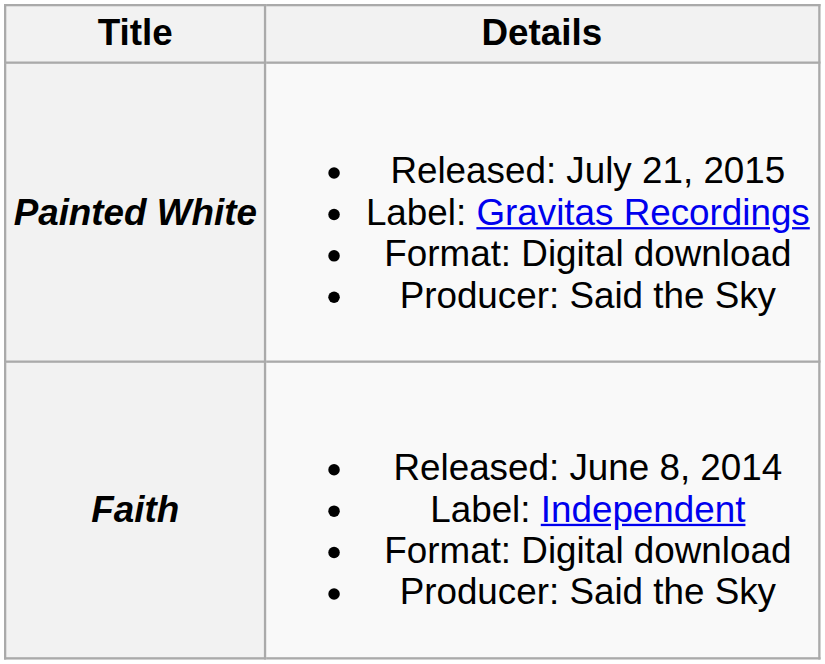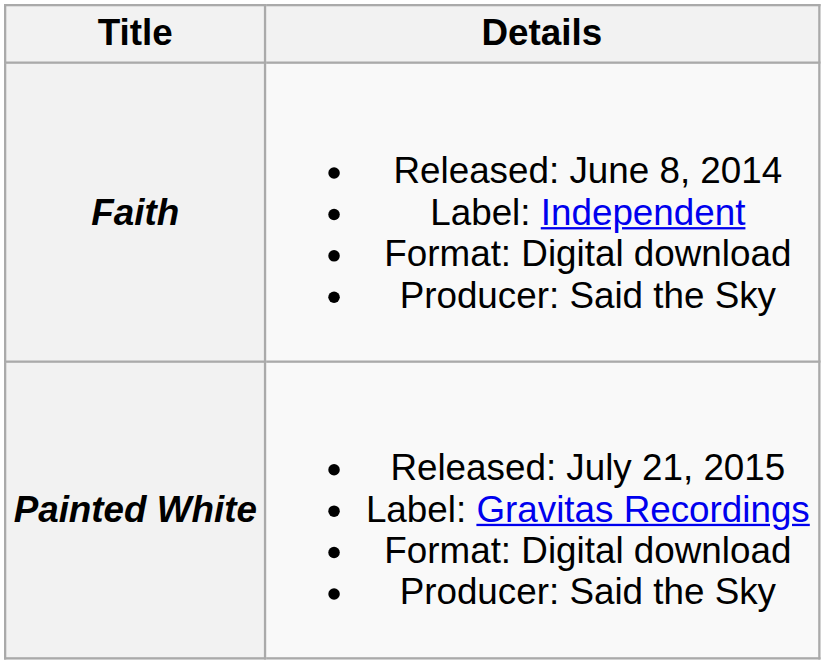rows swapped: (135, 509) <-> (135, 211)
